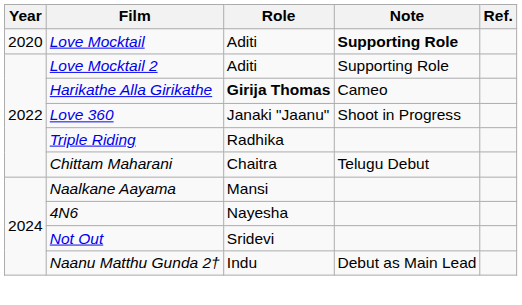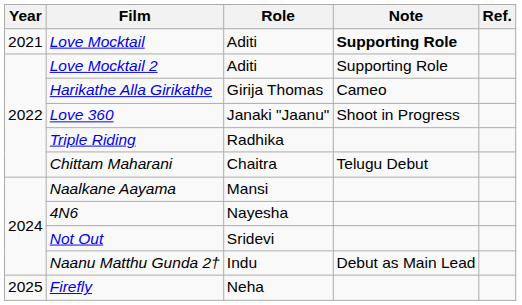(25, 41) 2020 -> (25, 41) 2021
(279, 90) bold -> (275, 90) normal
+ row: (71, 287)
